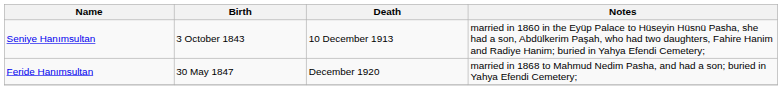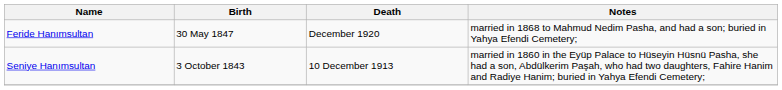rows swapped: (51, 39) <-> (50, 71)
